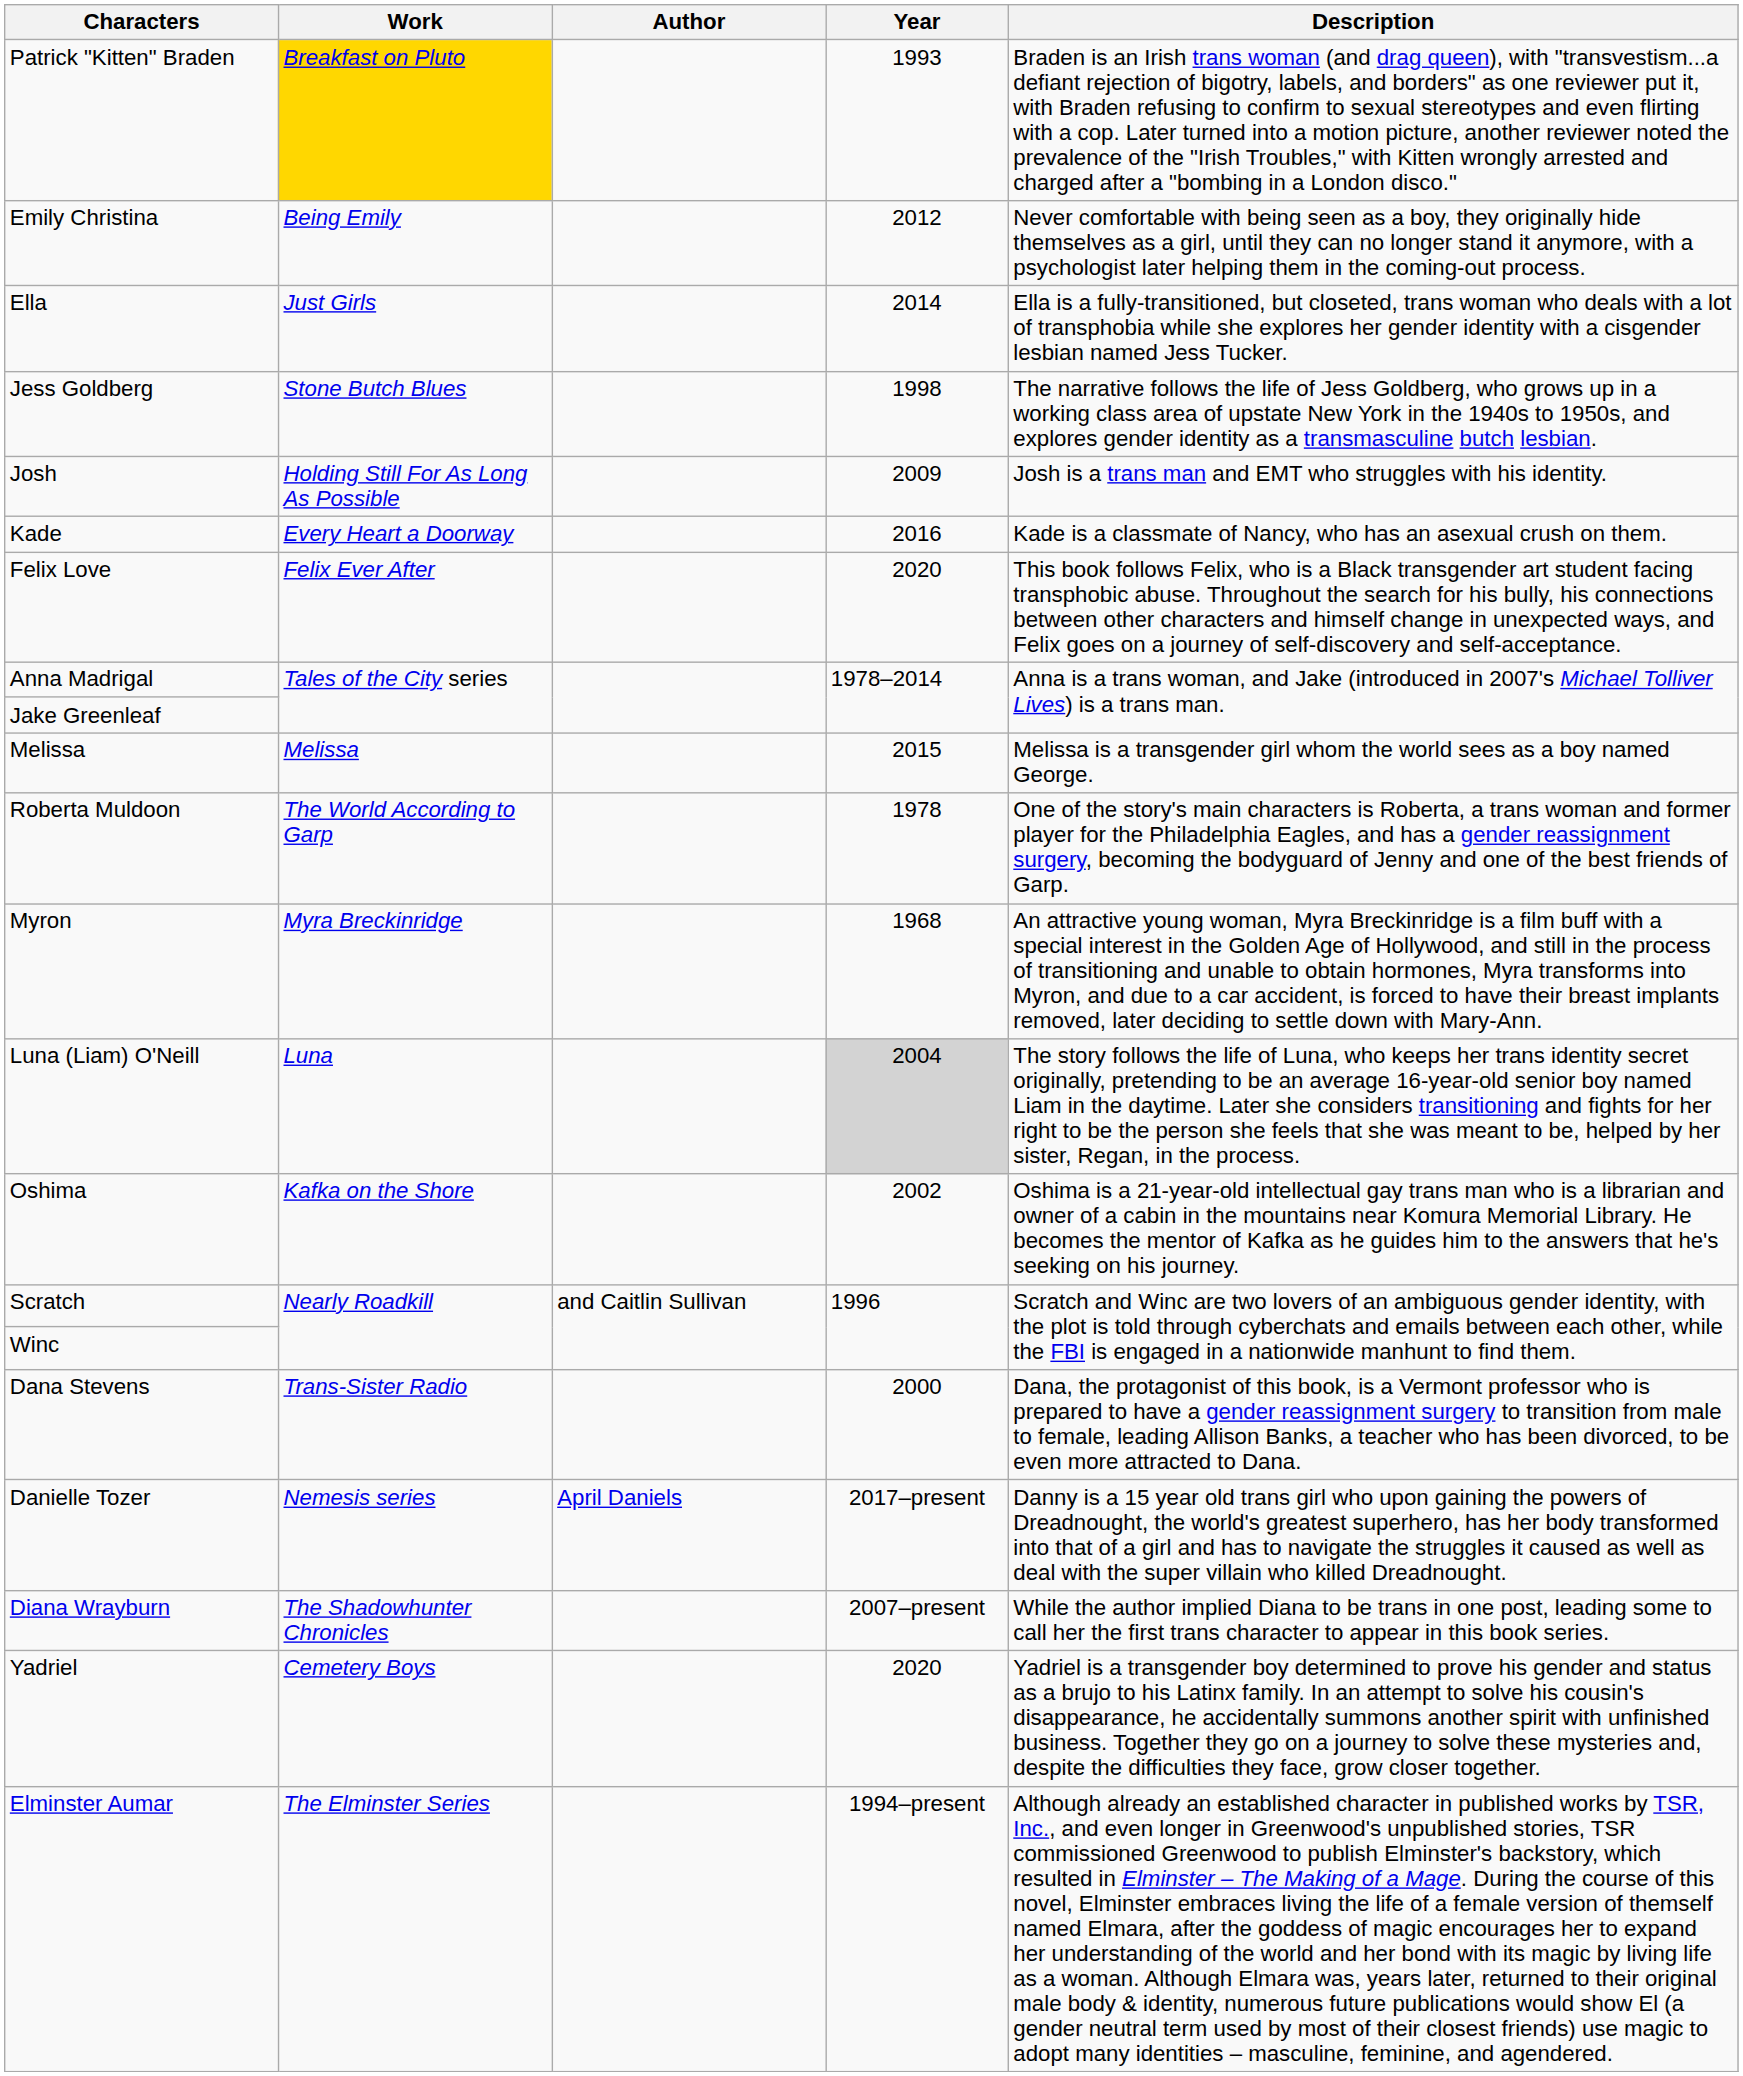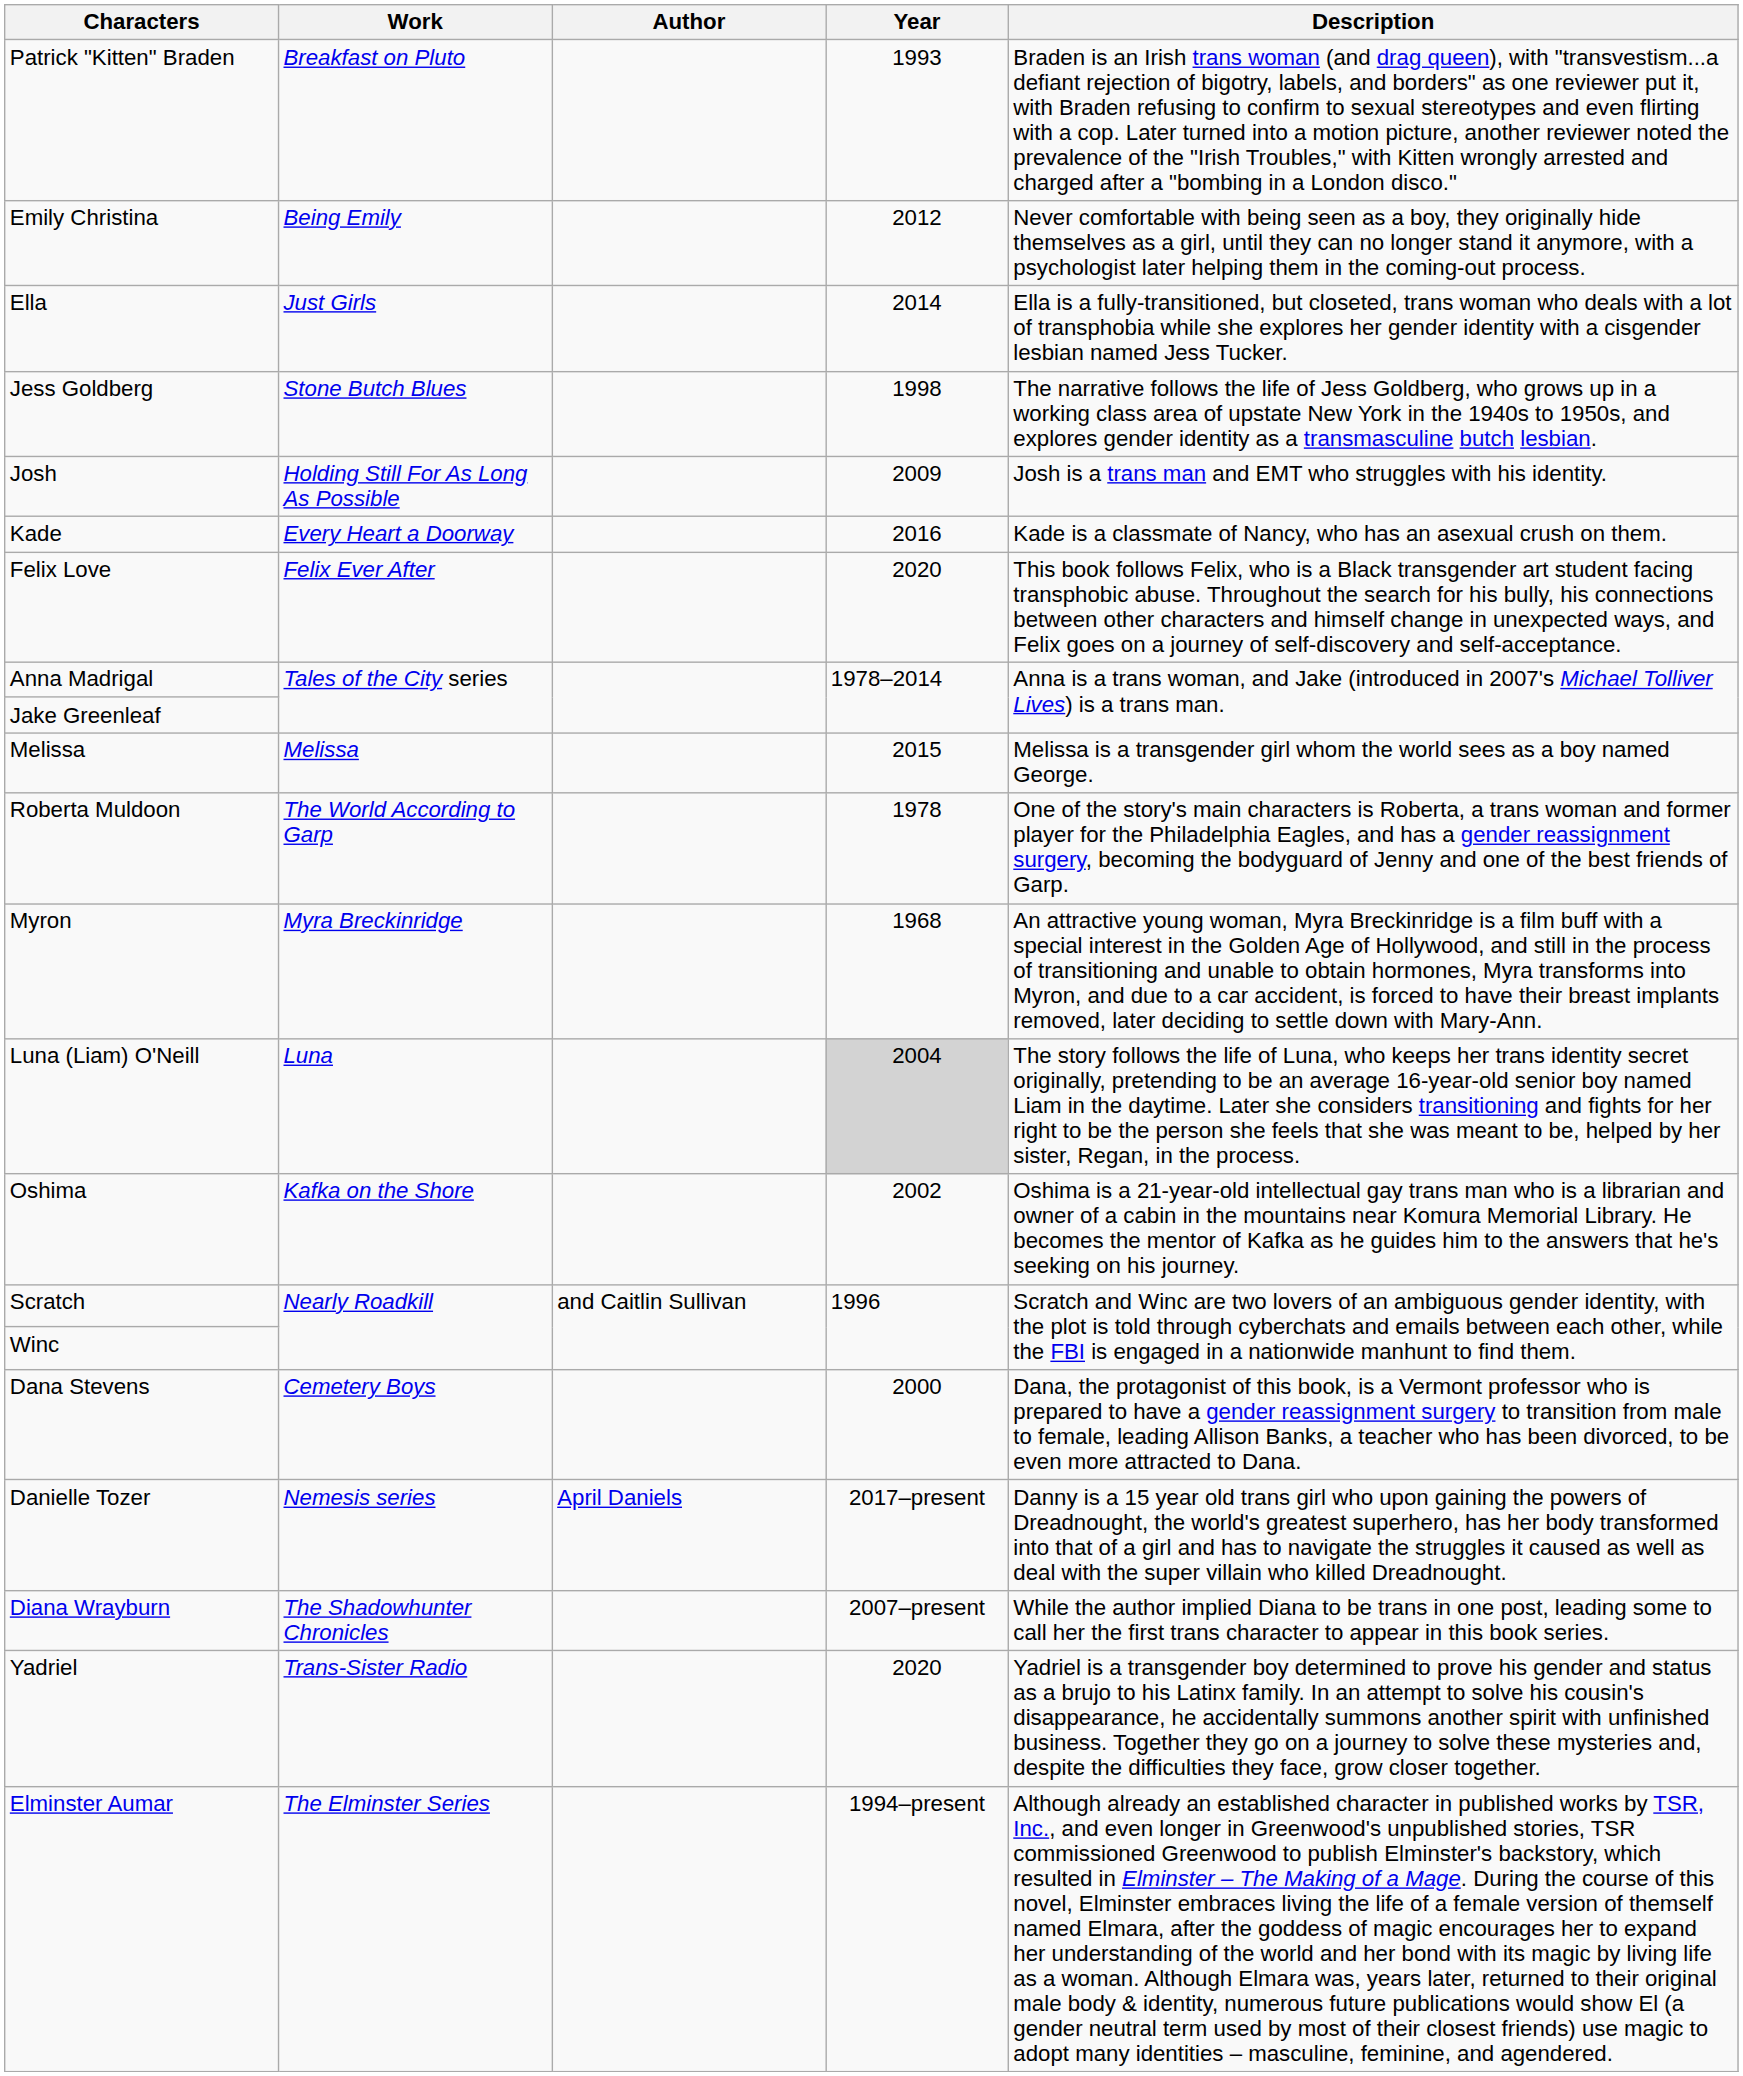(374, 57) gold background -> (374, 57) no background
(375, 1387) Trans-Sister Radio -> (360, 1387) Cemetery Boys
(360, 1668) Cemetery Boys -> (375, 1668) Trans-Sister Radio
